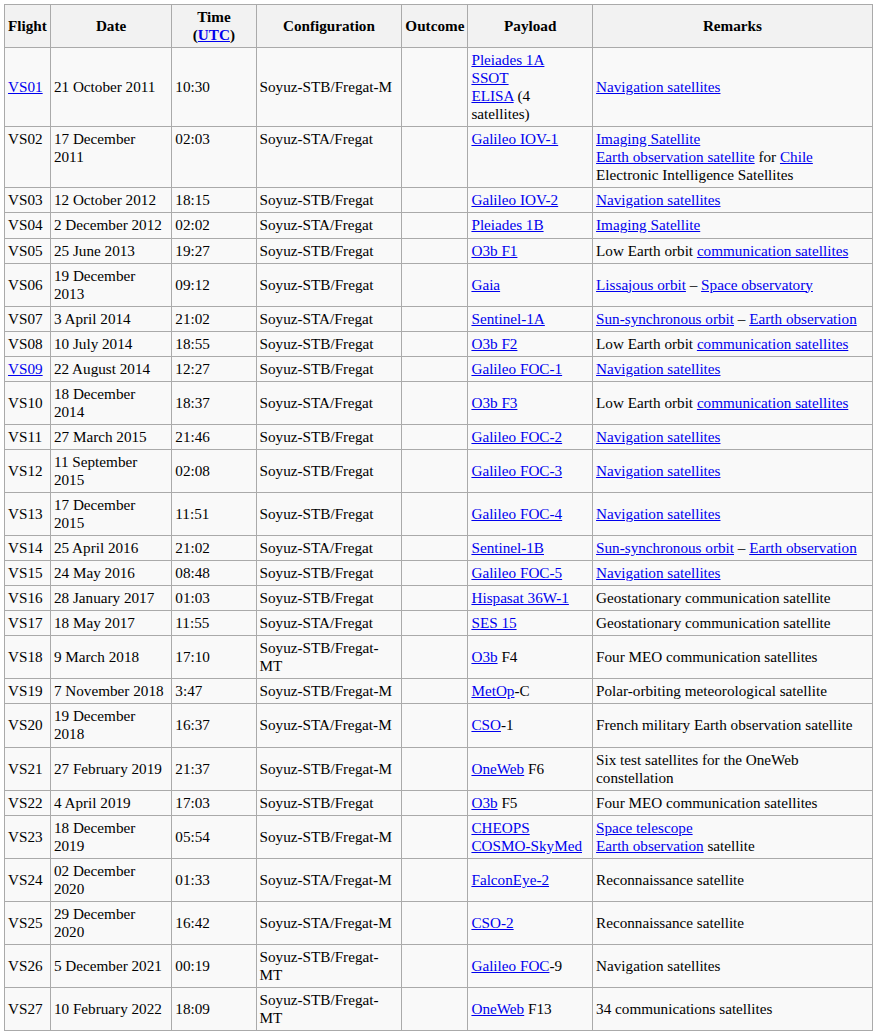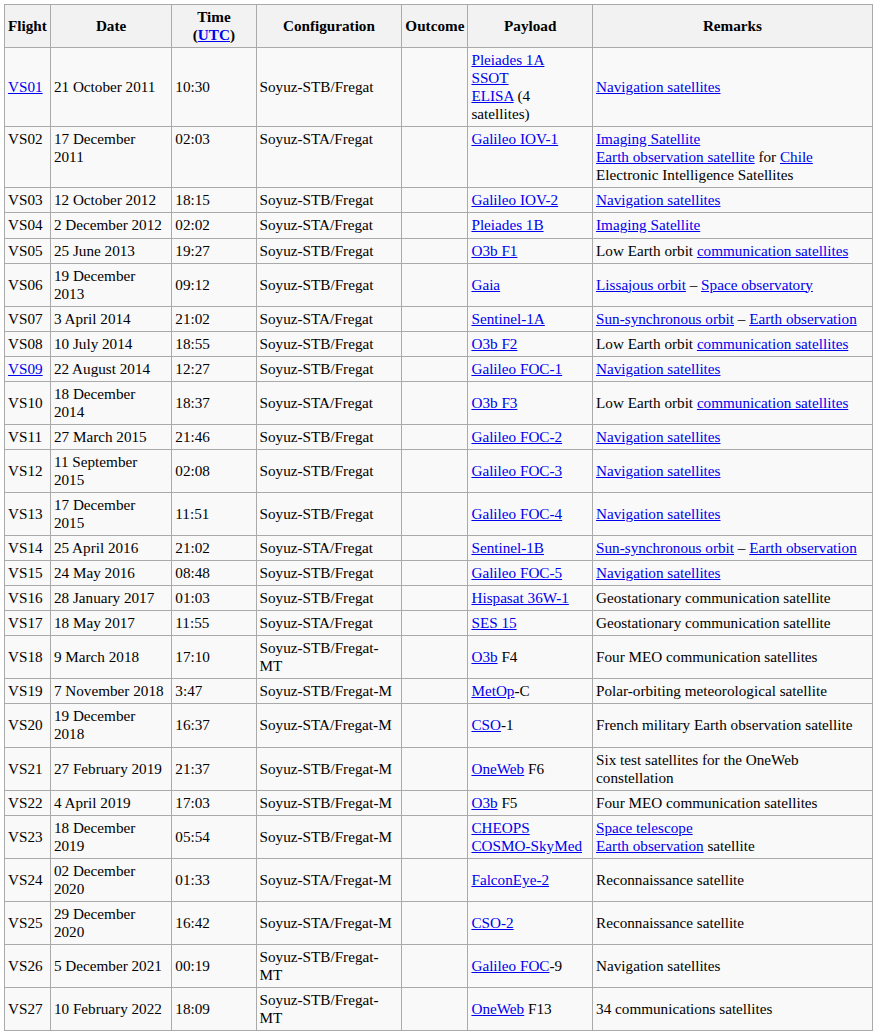(326, 87) Soyuz-STB/Fregat-M -> (317, 87) Soyuz-STB/Fregat
(317, 802) Soyuz-STB/Fregat -> (326, 802) Soyuz-STB/Fregat-M
